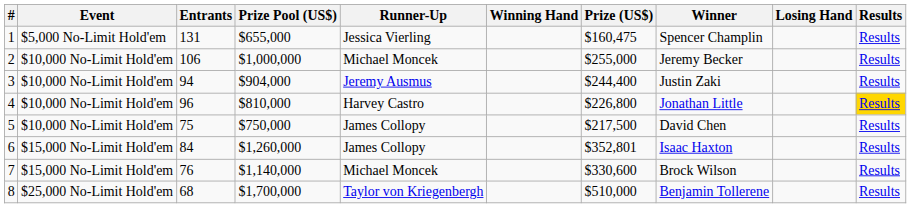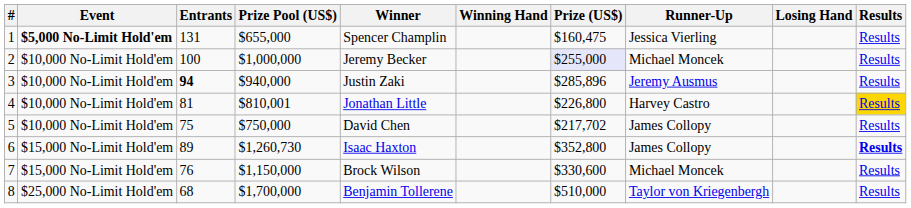columns swapped: (714, 15) <-> (413, 15)
(94, 37) normal -> (97, 37) bold
(190, 59) 106 -> (190, 59) 100
(611, 59) no background -> (580, 59) lavender background
(187, 81) normal -> (187, 81) bold
(265, 81) $904,000 -> (265, 81) $940,000
(611, 81) $244,400 -> (580, 81) $285,896
(187, 103) 96 -> (187, 103) 81
(265, 103) $810,000 -> (265, 103) $810,001
(611, 125) $217,500 -> (580, 125) $217,702
(187, 147) 84 -> (187, 147) 89
(270, 147) $1,260,000 -> (270, 147) $1,260,730
(611, 147) $352,801 -> (580, 147) $352,800
(879, 147) normal -> (881, 147) bold
(270, 170) $1,140,000 -> (270, 170) $1,150,000
